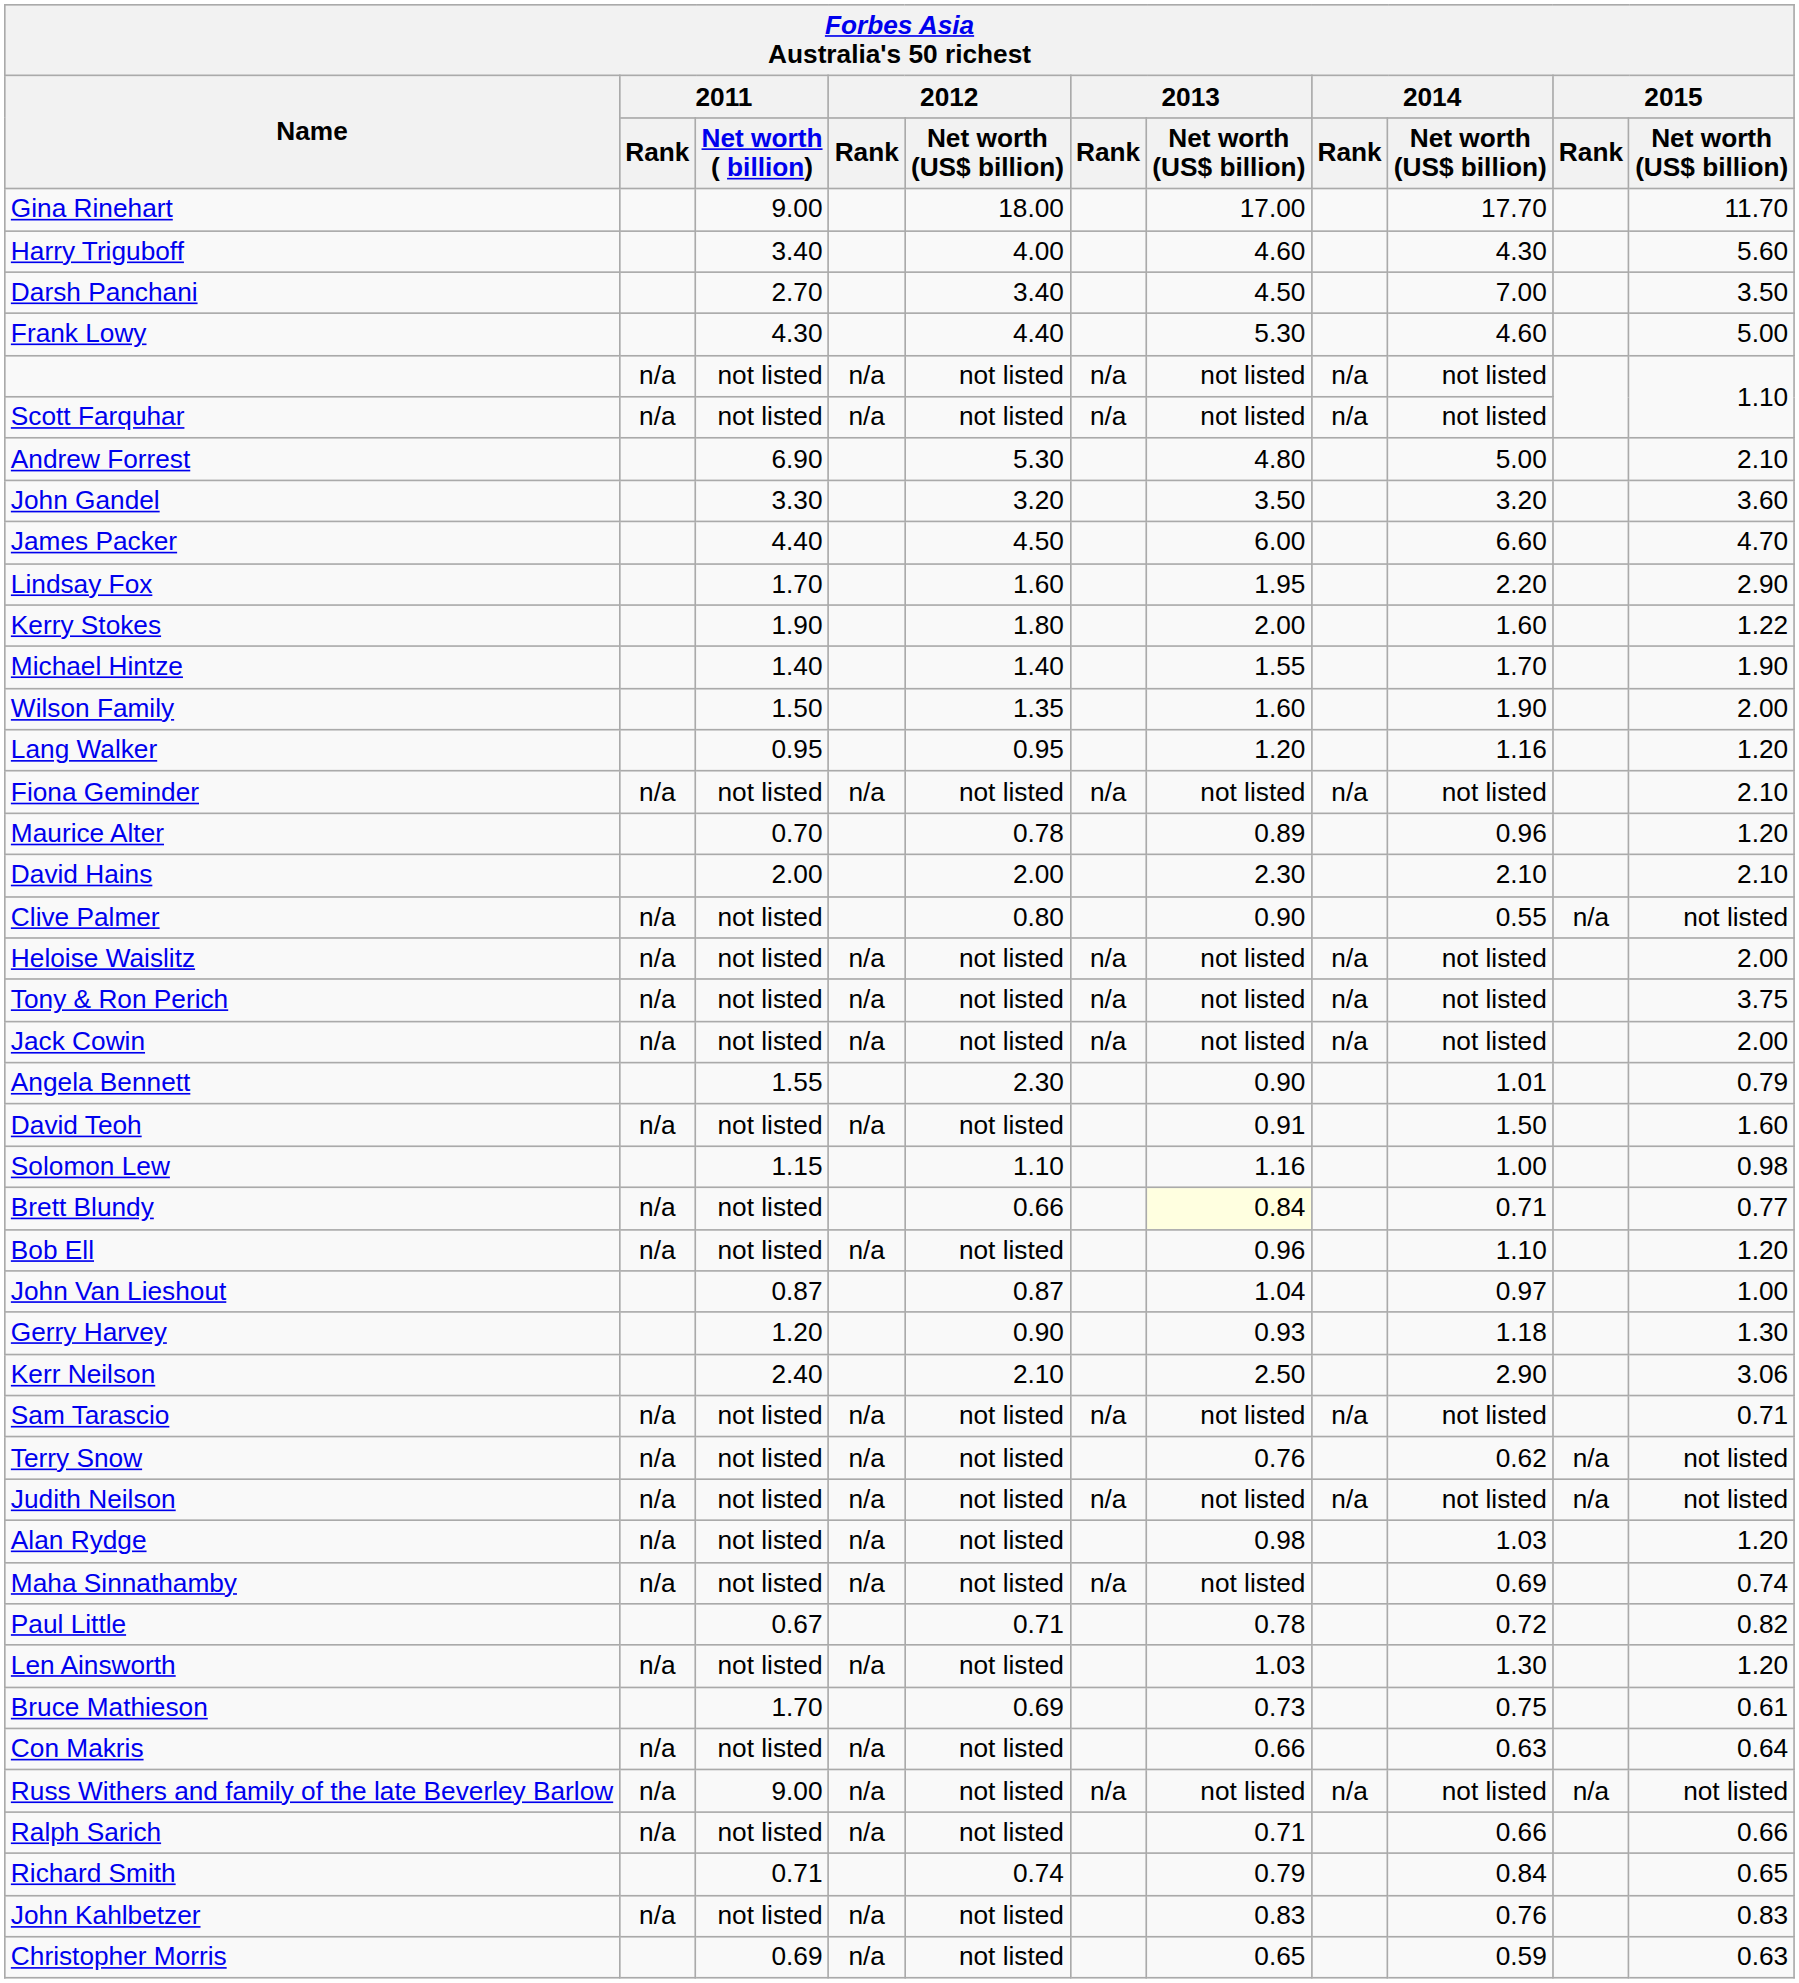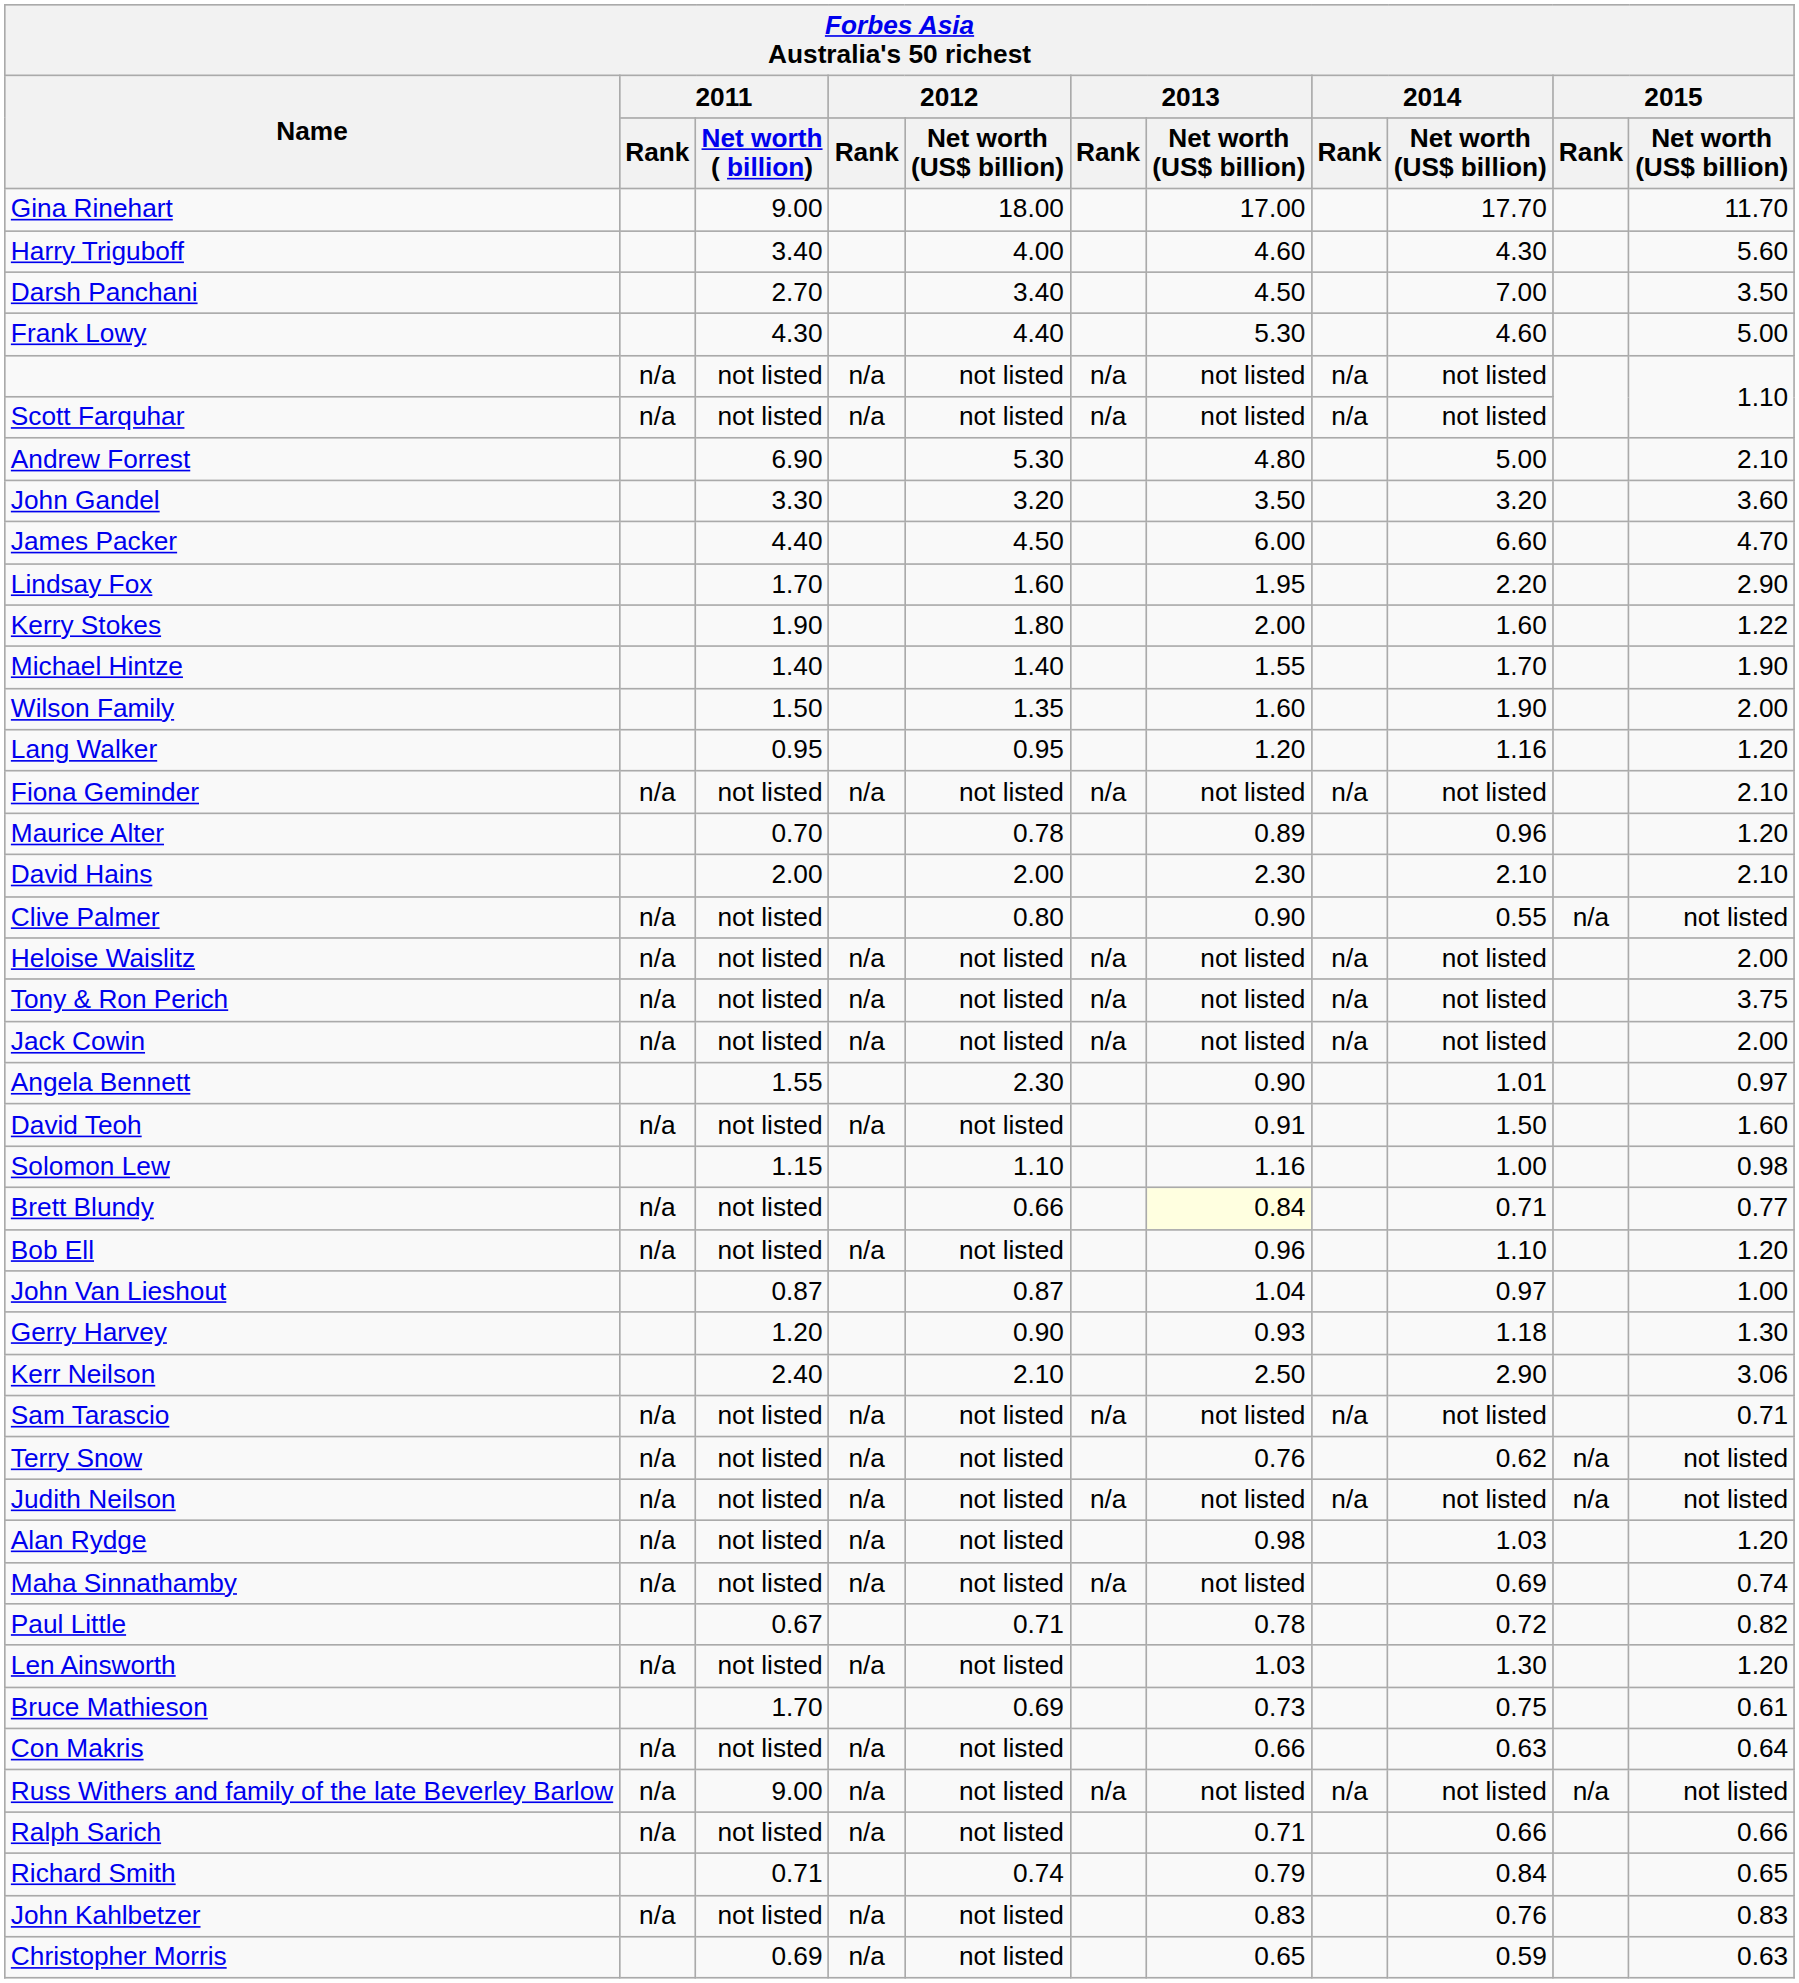(1763, 1083) 0.79 -> (1763, 1083) 0.97
